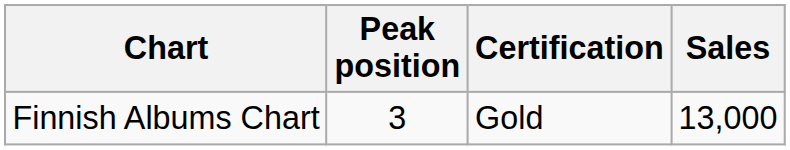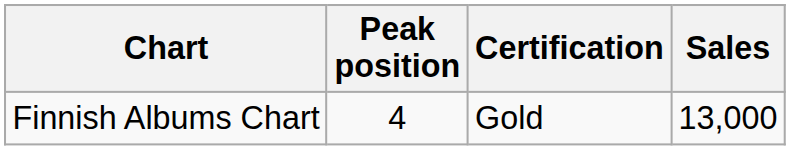(397, 117) 3 -> (397, 117) 4
